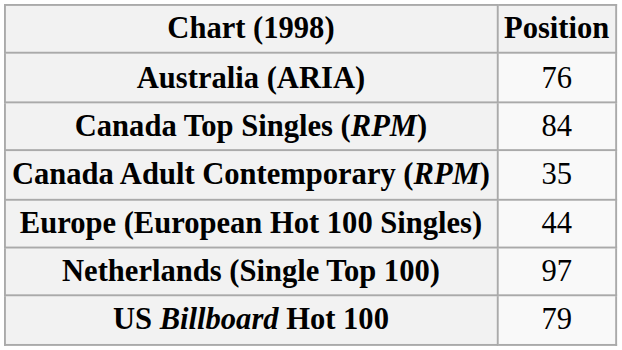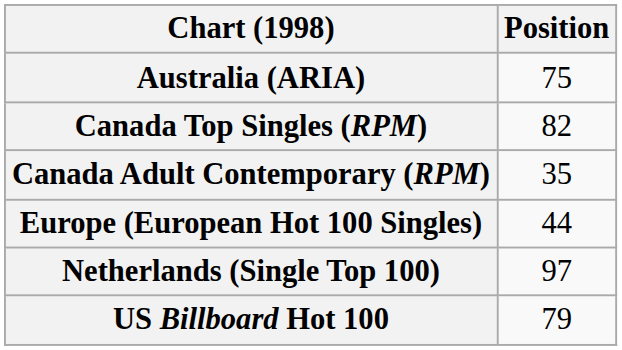(557, 77) 76 -> (557, 77) 75
(557, 125) 84 -> (557, 125) 82
